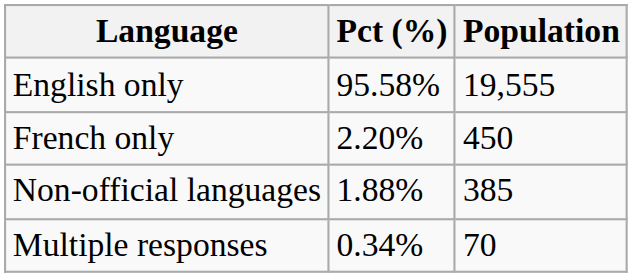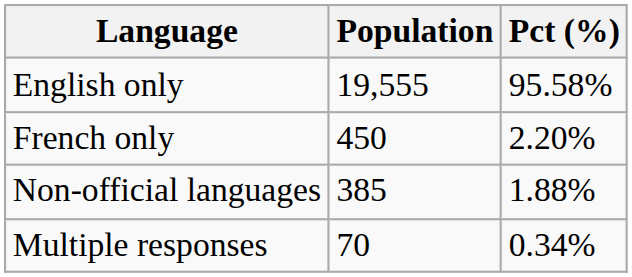columns swapped: (541, 31) <-> (392, 31)
